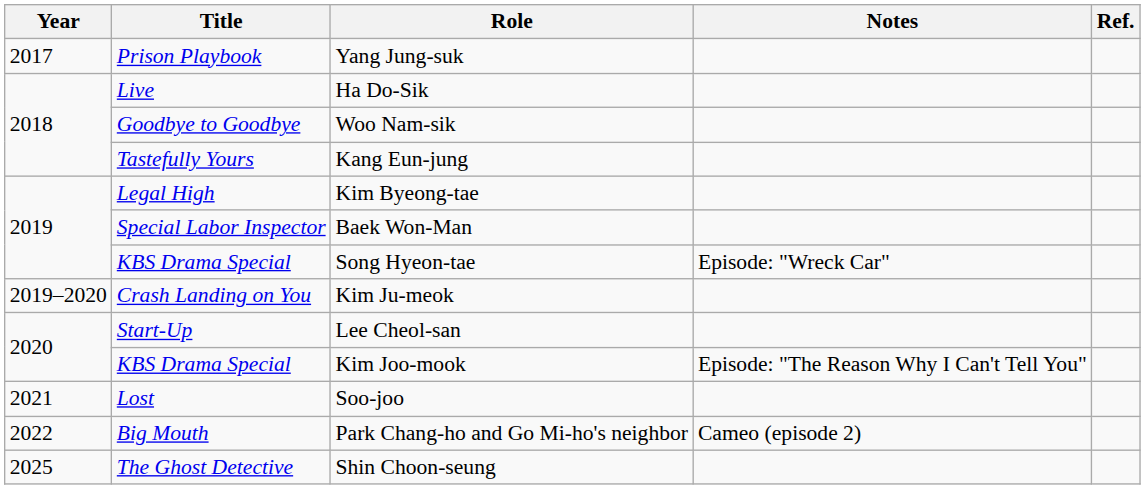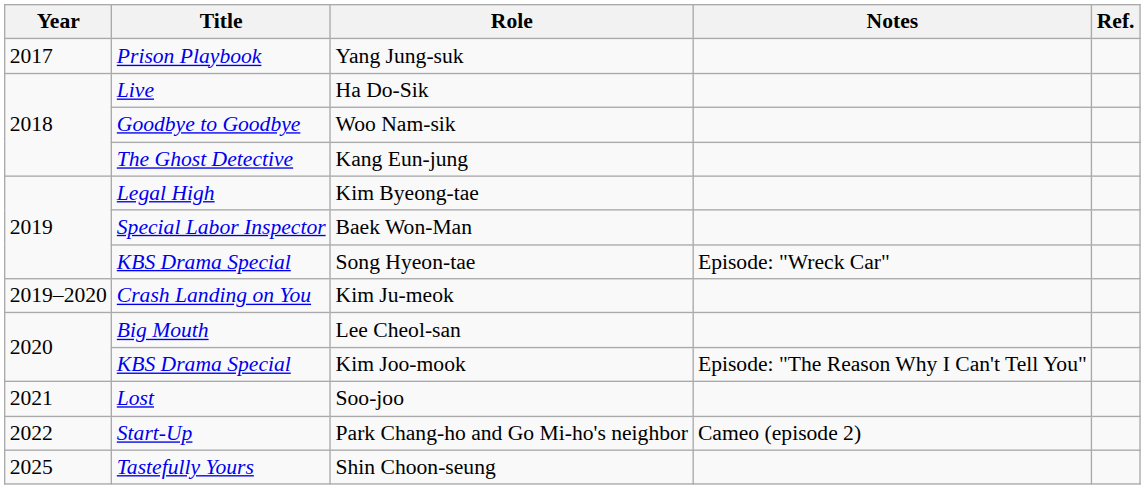(185, 158) Tastefully Yours -> (205, 158) The Ghost Detective
(155, 329) Start-Up -> (163, 329) Big Mouth
(163, 432) Big Mouth -> (155, 432) Start-Up
(205, 466) The Ghost Detective -> (185, 466) Tastefully Yours
